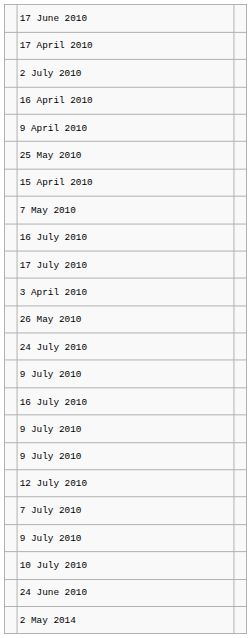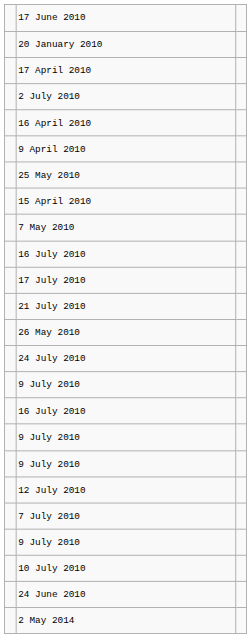+ row: (10, 44)
+ row: (10, 306)
- row: (11, 292)
